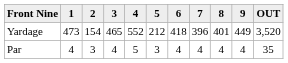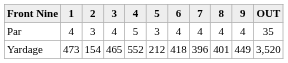rows swapped: (25, 31) <-> (14, 49)
